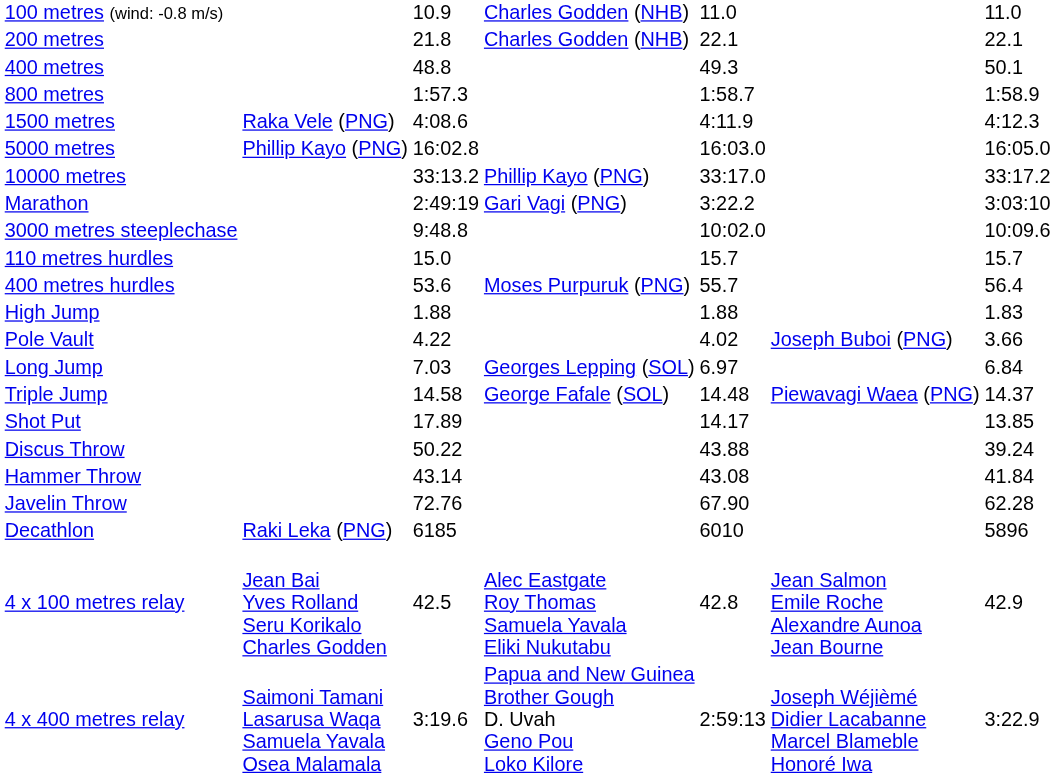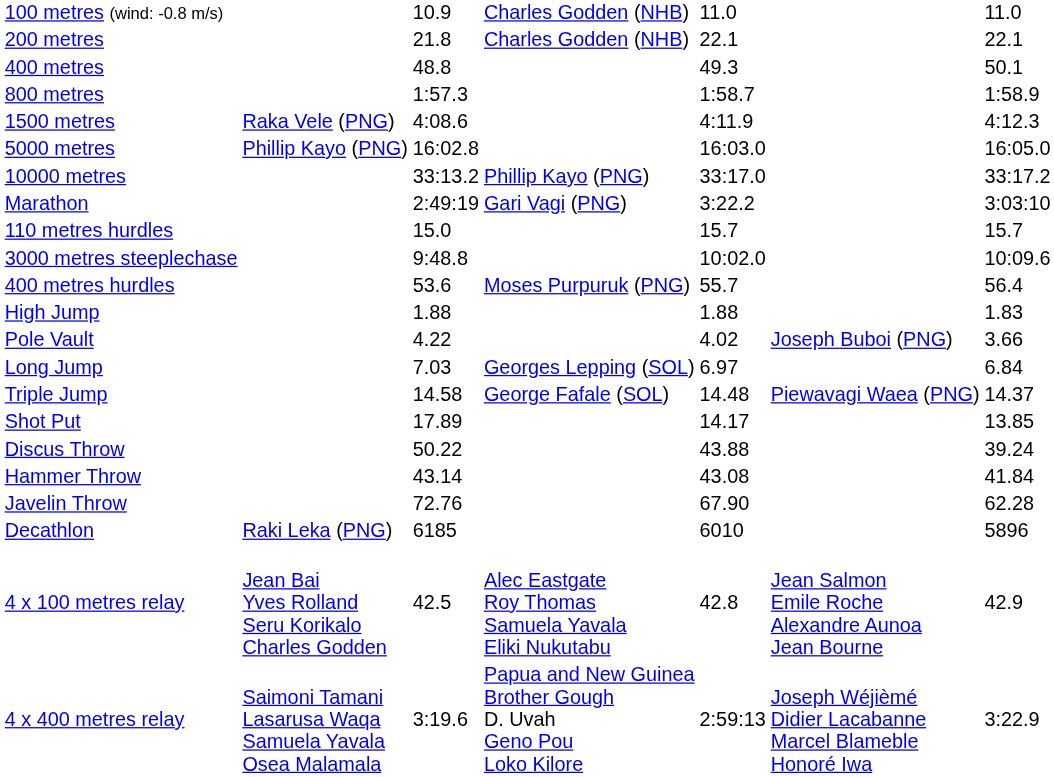rows swapped: (121, 231) <-> (89, 258)
